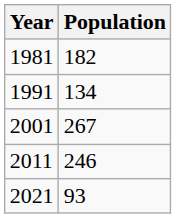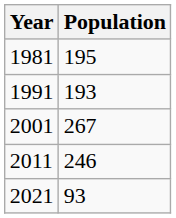(80, 56) 182 -> (80, 56) 195
(80, 91) 134 -> (80, 91) 193
